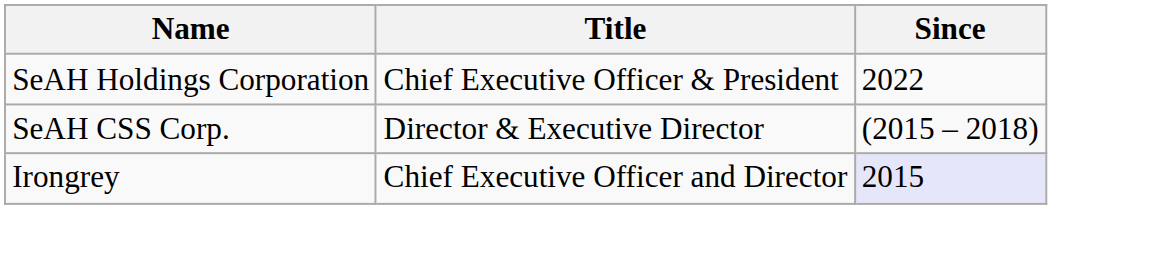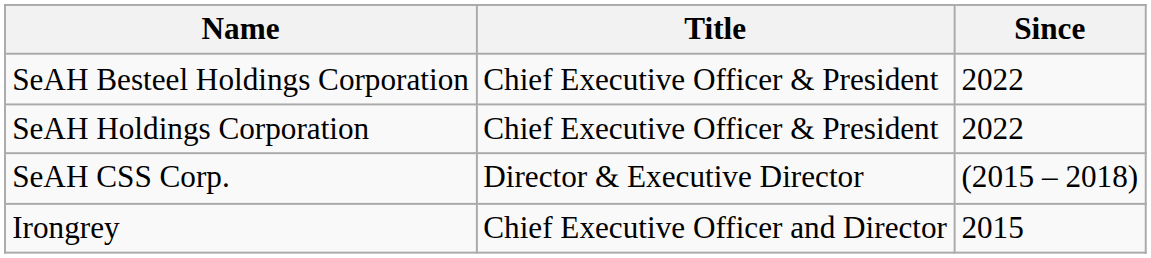+ row: (241, 78)
(893, 177) lavender background -> (993, 227) no background
